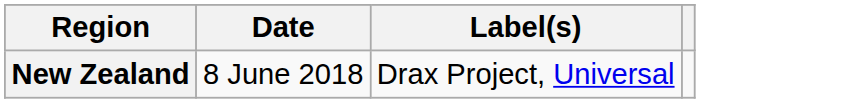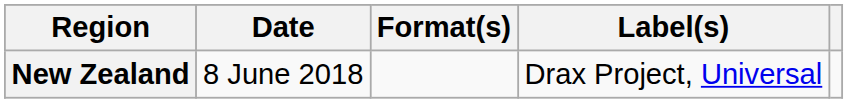+ column: (444, 27)
